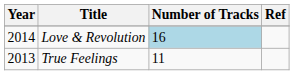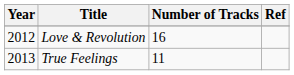(21, 37) 2014 -> (21, 37) 2012
(159, 37) lightblue background -> (159, 37) no background
